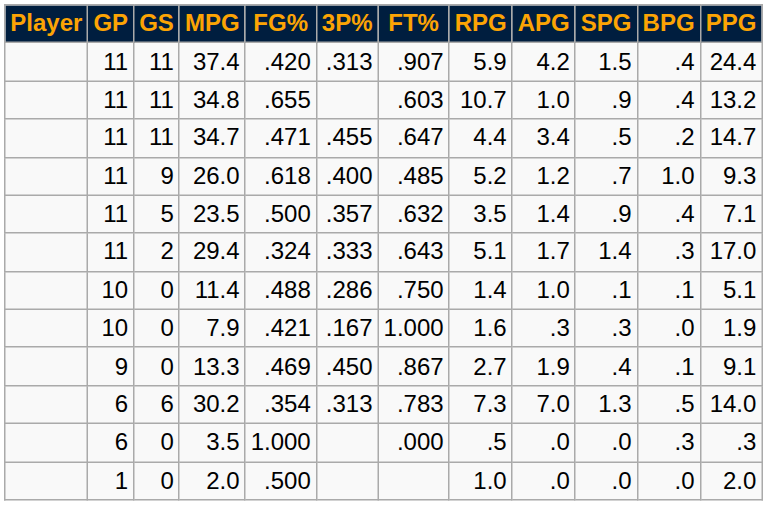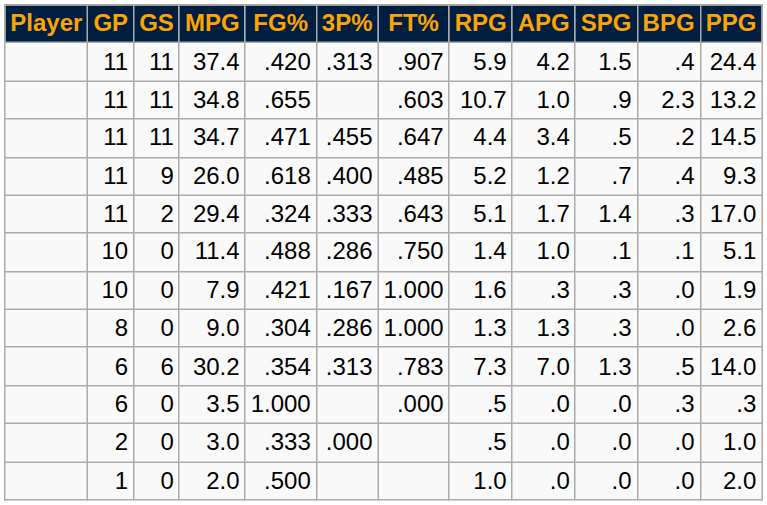(685, 99) .4 -> (678, 99) 2.3
(733, 137) 14.7 -> (733, 137) 14.5
(678, 175) 1.0 -> (685, 175) .4
- row: (216, 213)
- row: (216, 366)
+ row: (223, 328)
+ row: (223, 442)
